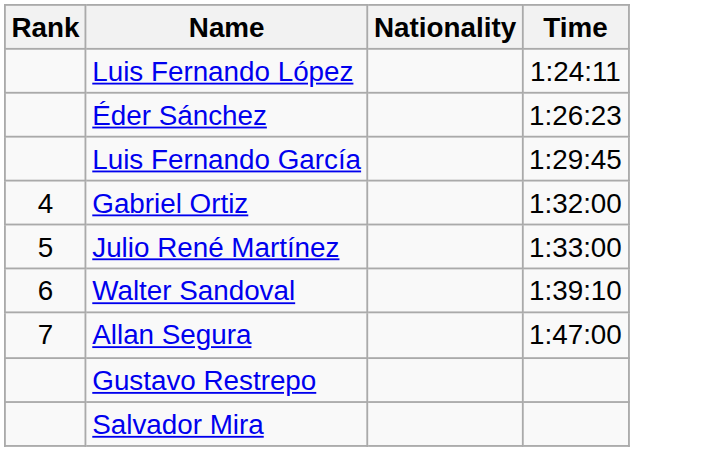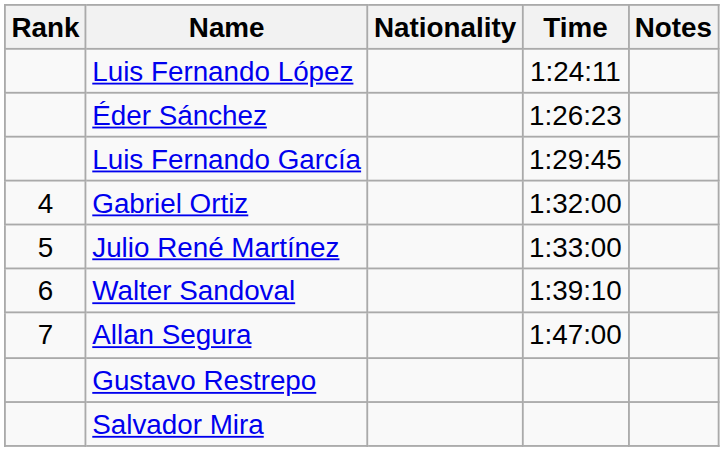+ column: (673, 27)
